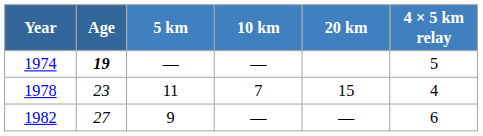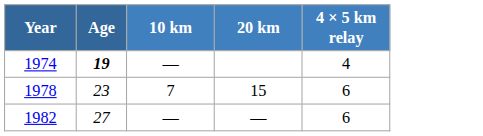- column: (171, 27)
(434, 64) 5 -> (346, 64) 4
(434, 90) 4 -> (346, 90) 6
